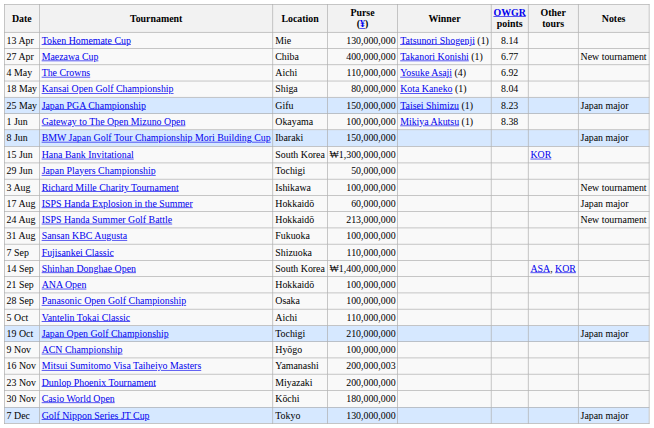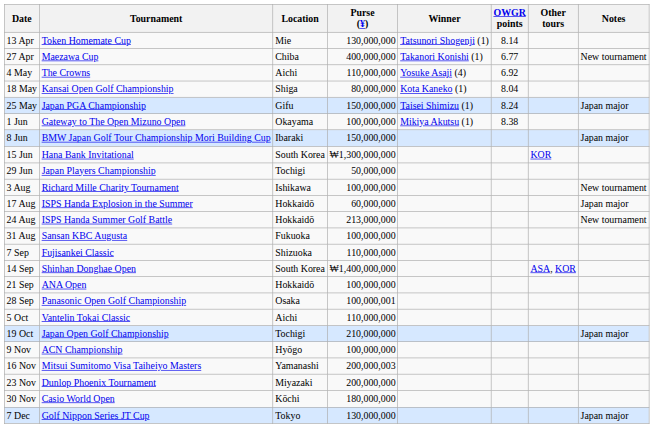(510, 105) 8.23 -> (510, 105) 8.24
(371, 301) 100,000,000 -> (371, 301) 100,000,001
